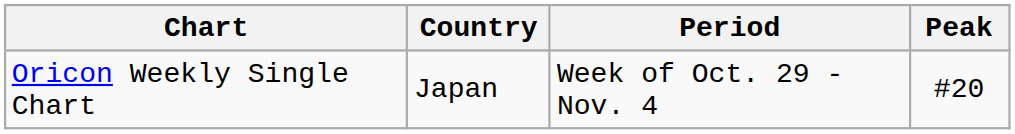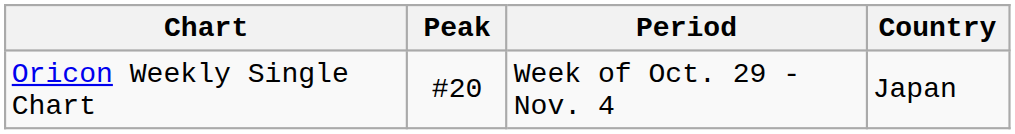columns swapped: (479, 28) <-> (959, 28)
